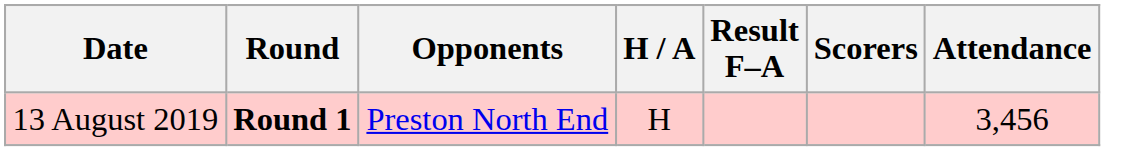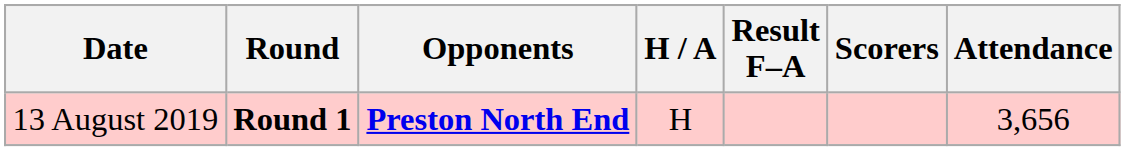(487, 118) normal -> (498, 118) bold
(1012, 118) 3,456 -> (1033, 118) 3,656
